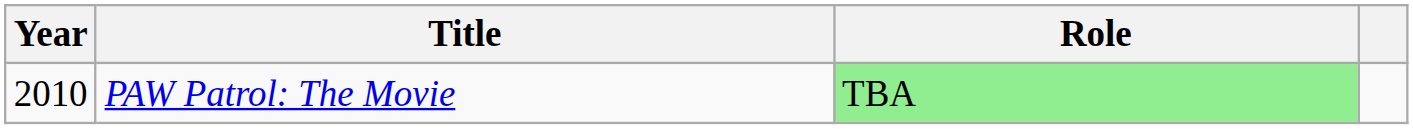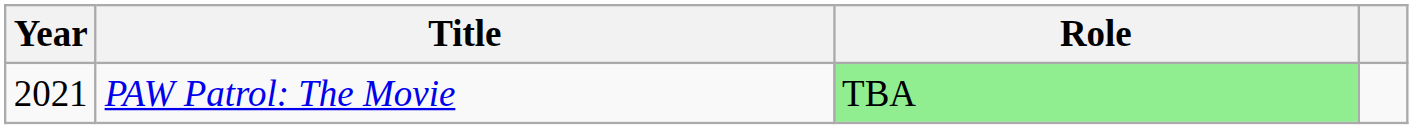(51, 92) 2010 -> (51, 92) 2021
